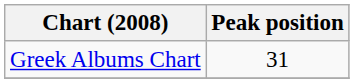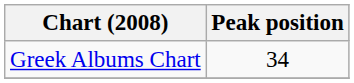(278, 59) 31 -> (278, 59) 34
